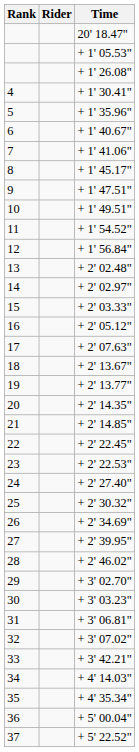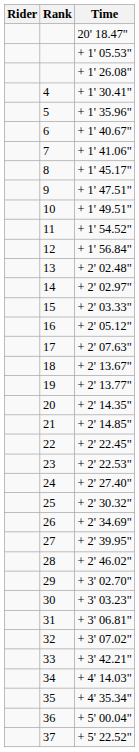columns swapped: (22, 14) <-> (57, 14)
